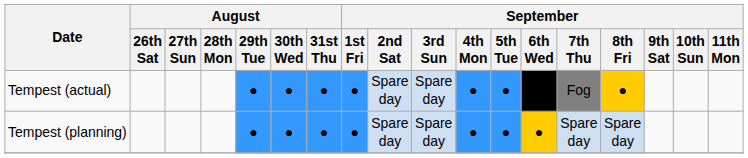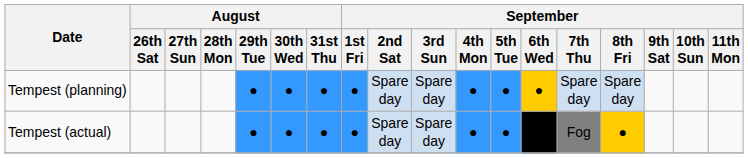rows swapped: (67, 132) <-> (60, 91)
